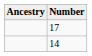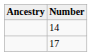rows swapped: (54, 28) <-> (54, 43)
